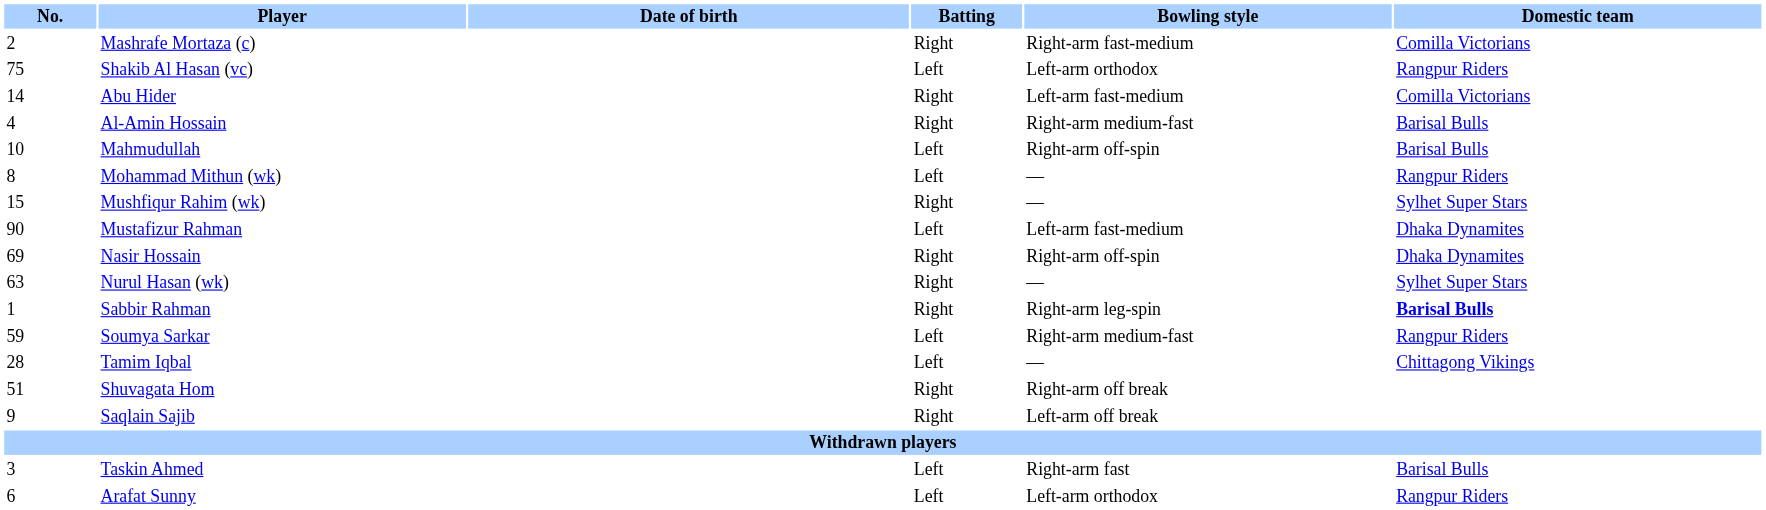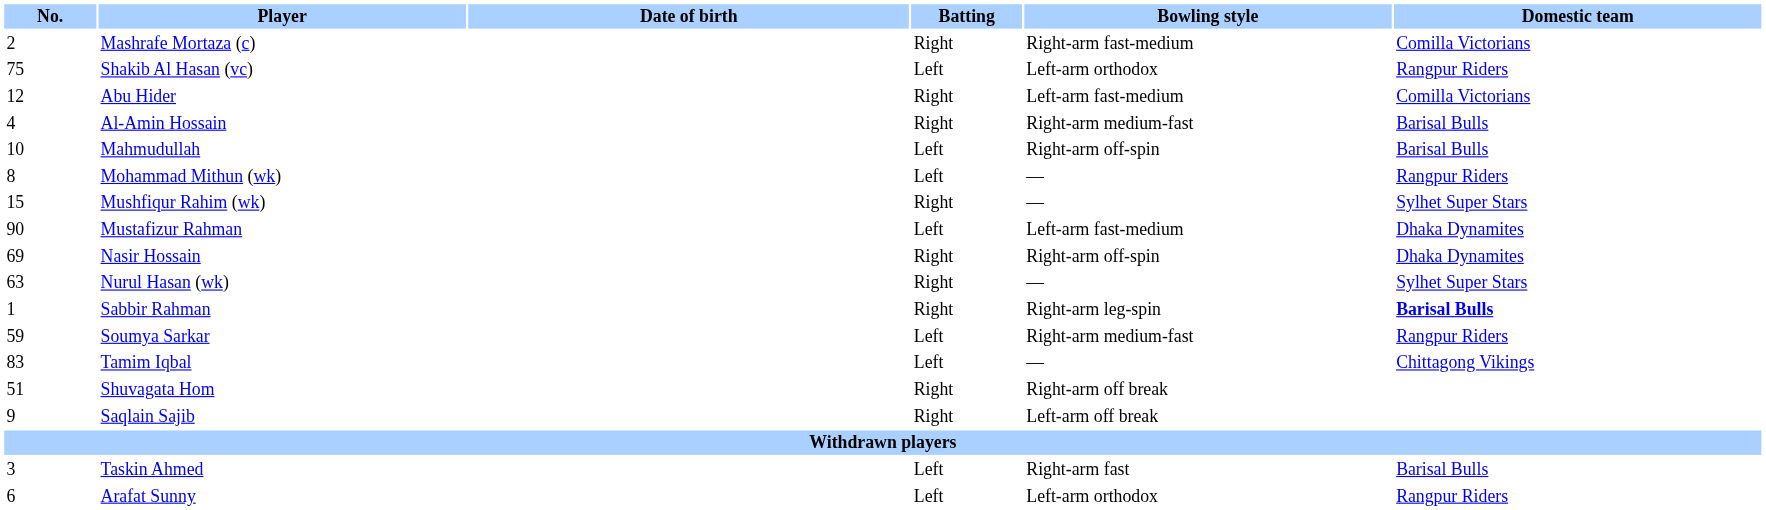(15, 96) 14 -> (15, 96) 12
(15, 362) 28 -> (15, 362) 83
